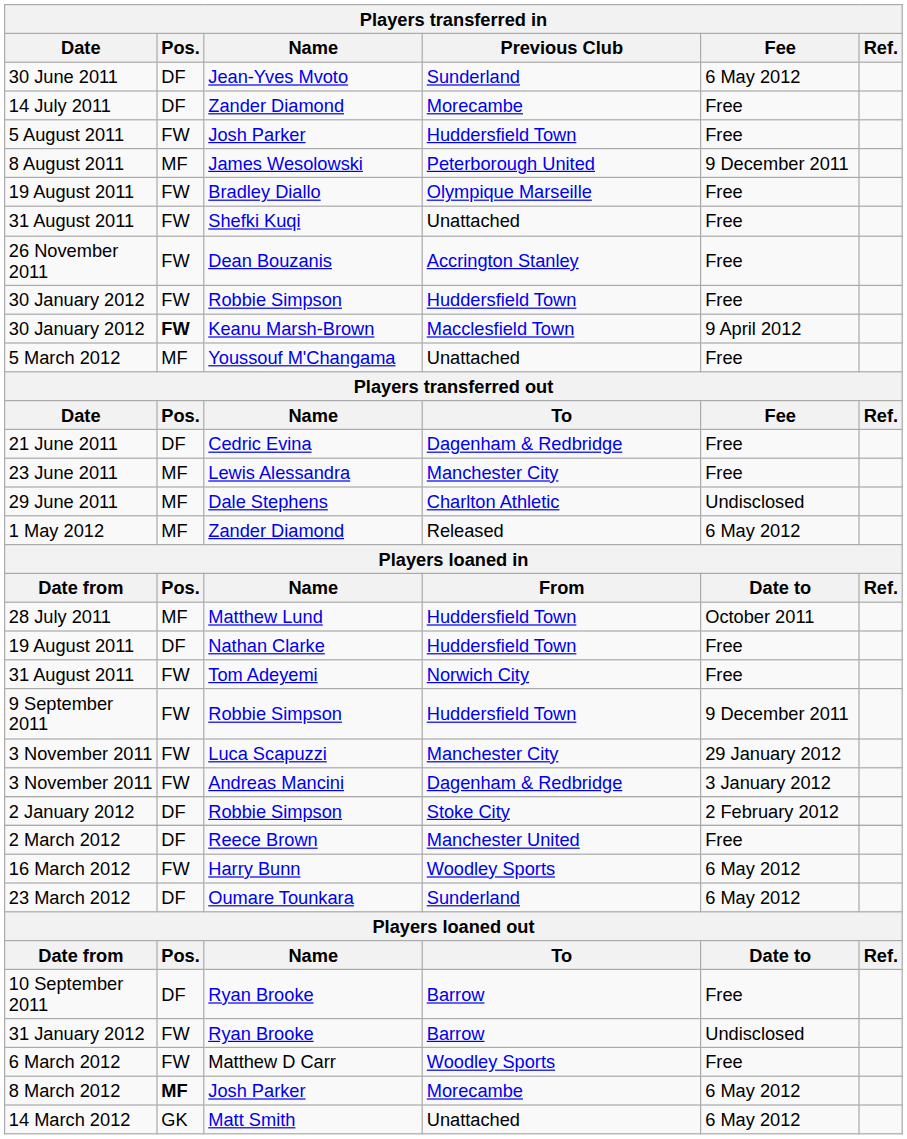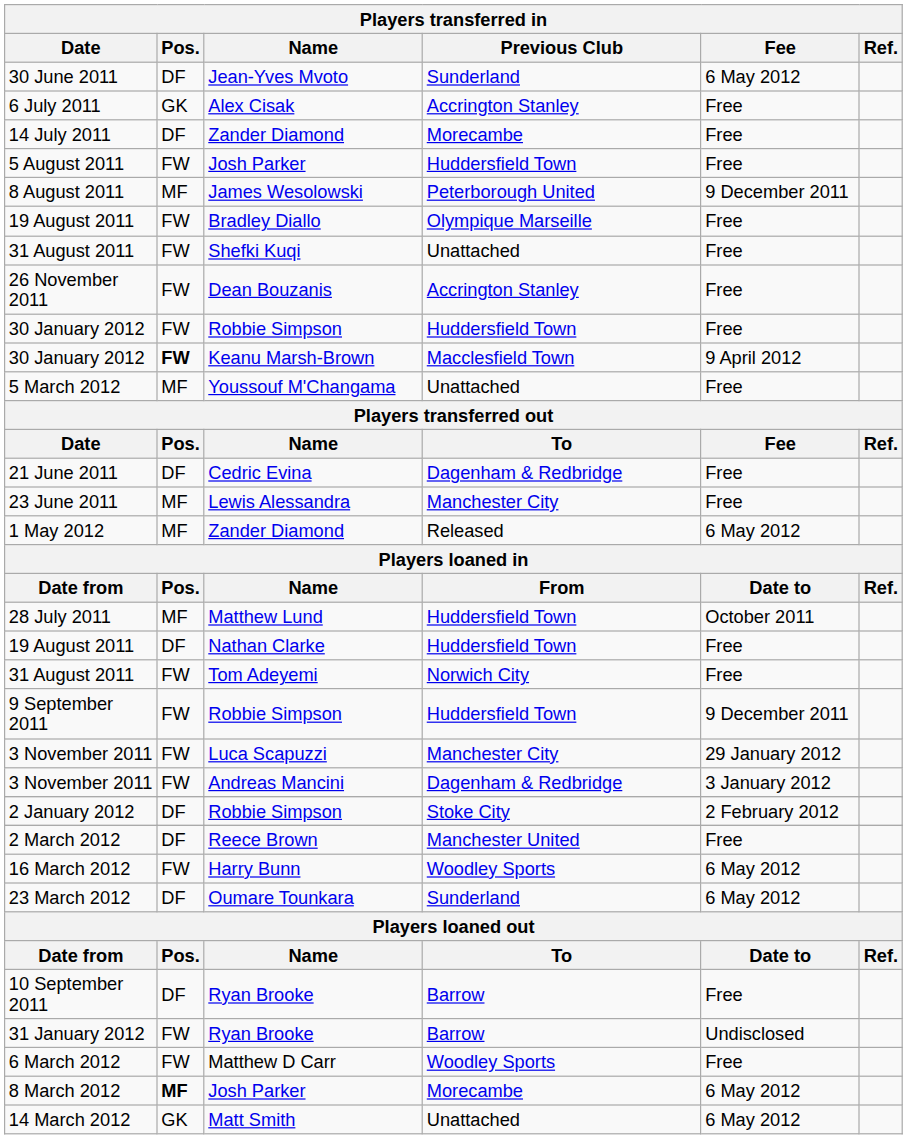+ row: (55, 106)
- row: (63, 502)
